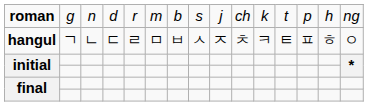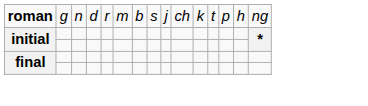- row: (32, 40)
